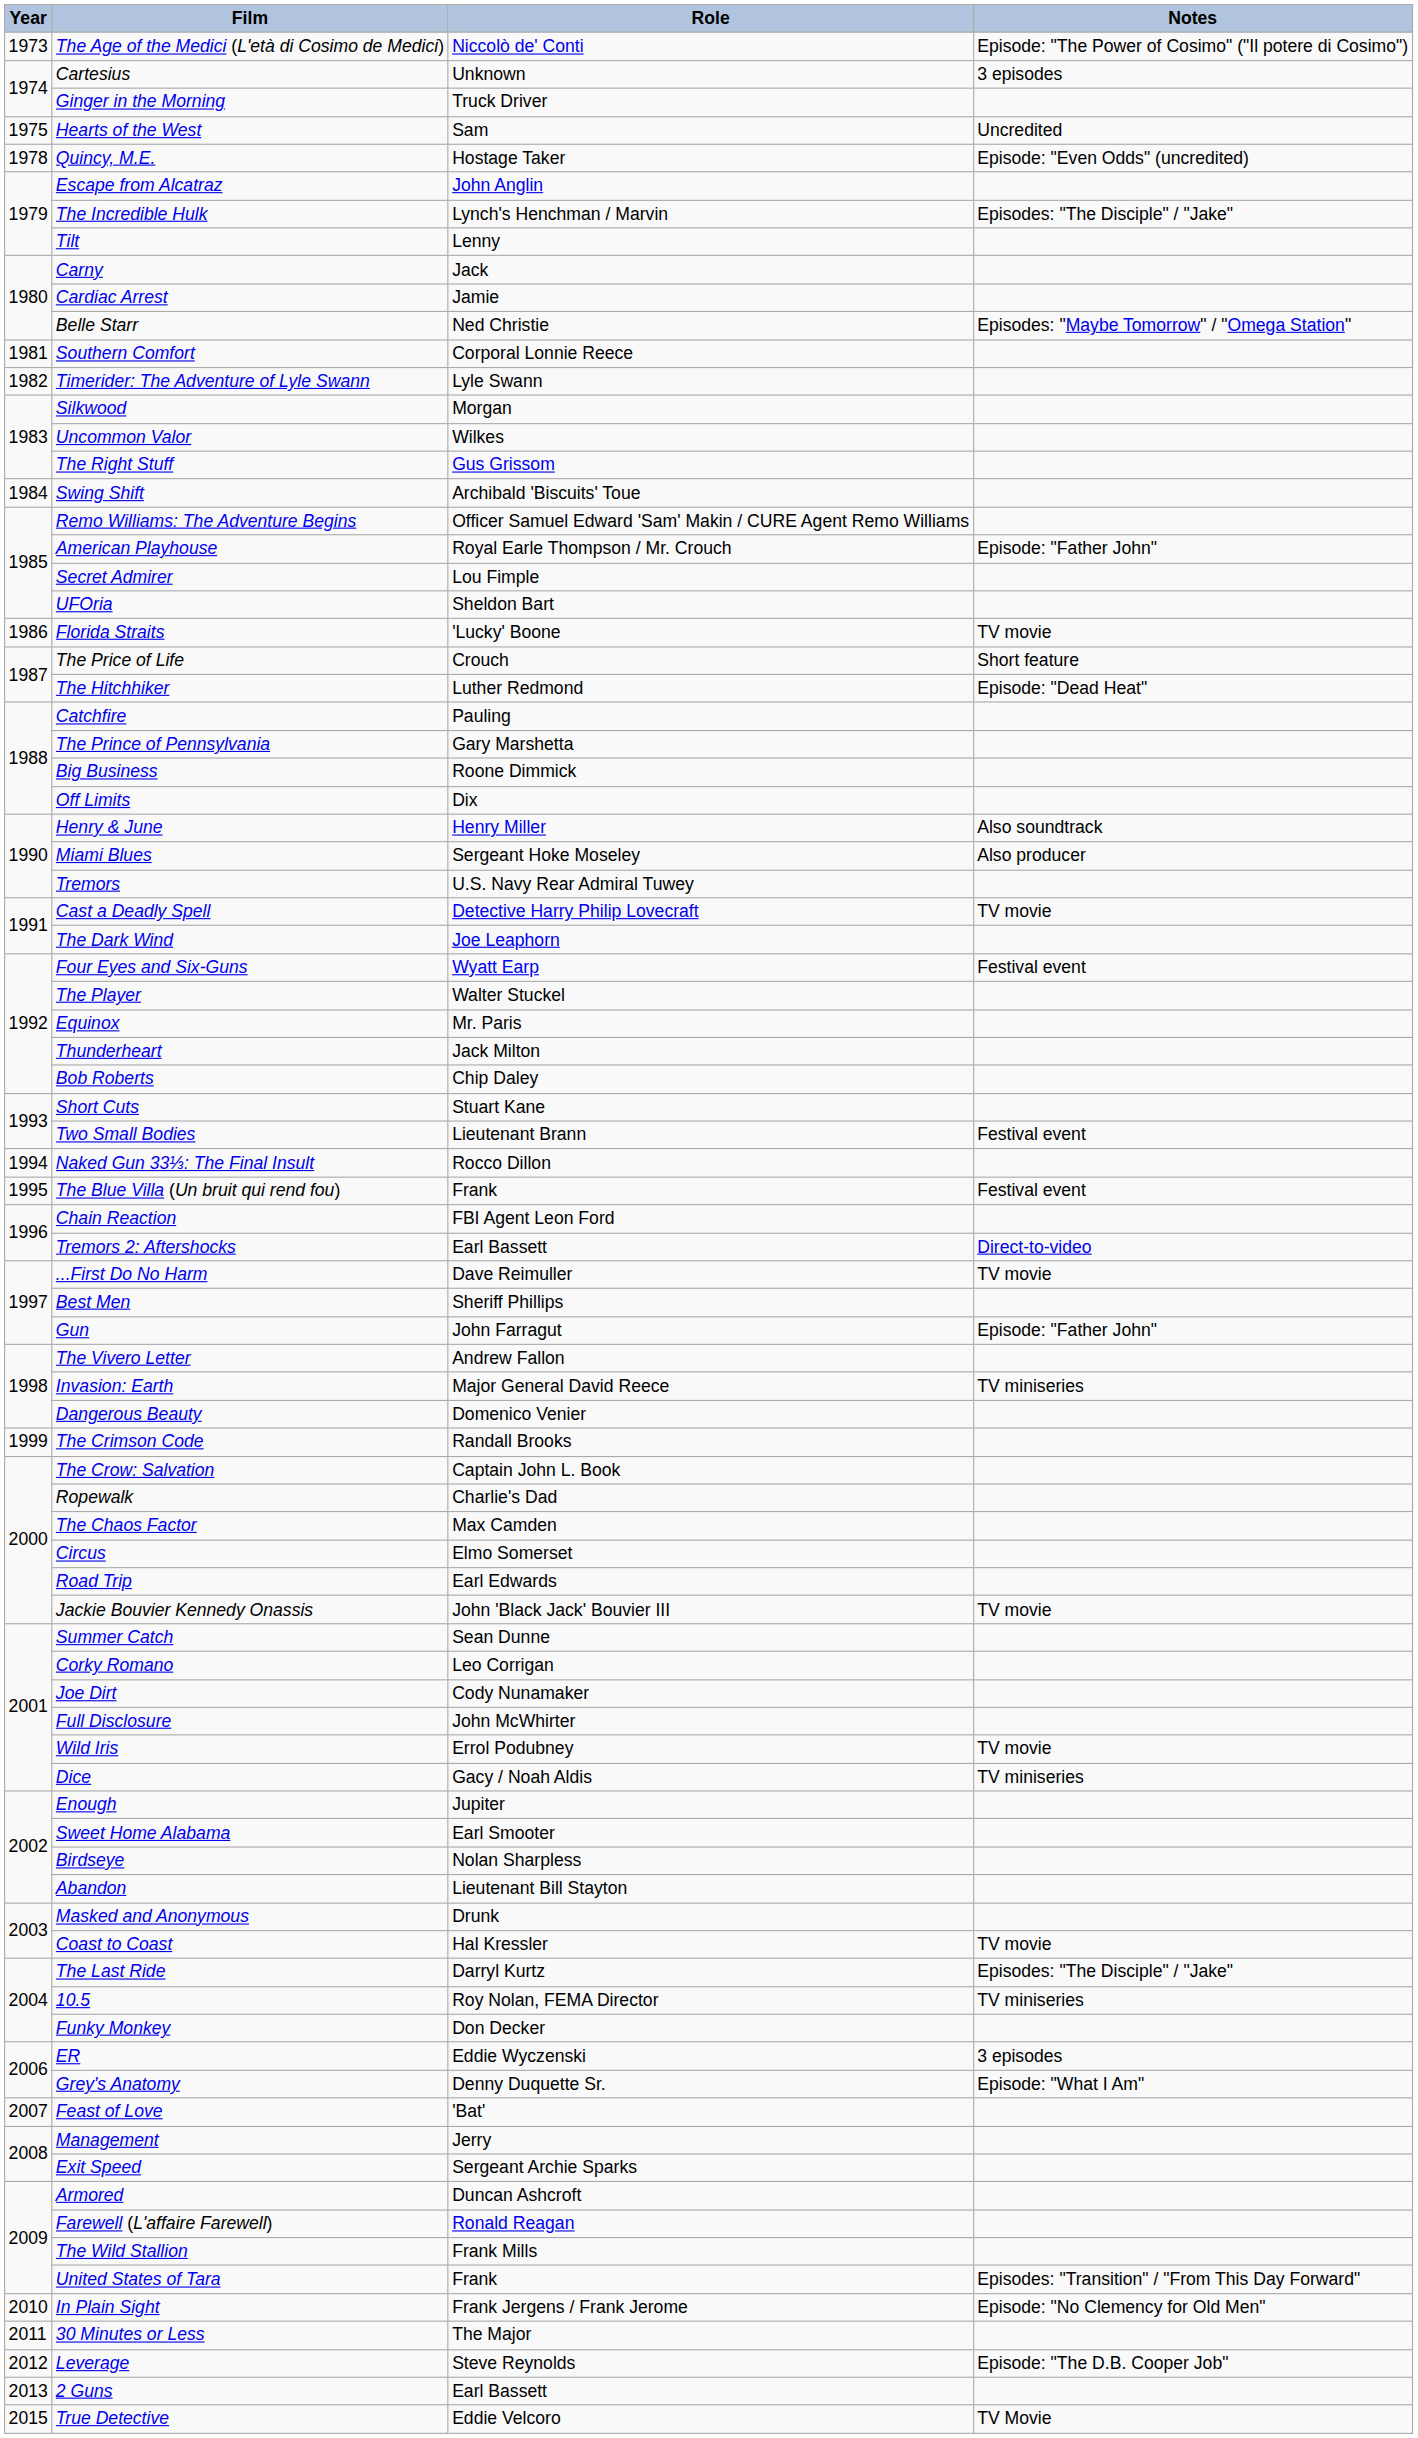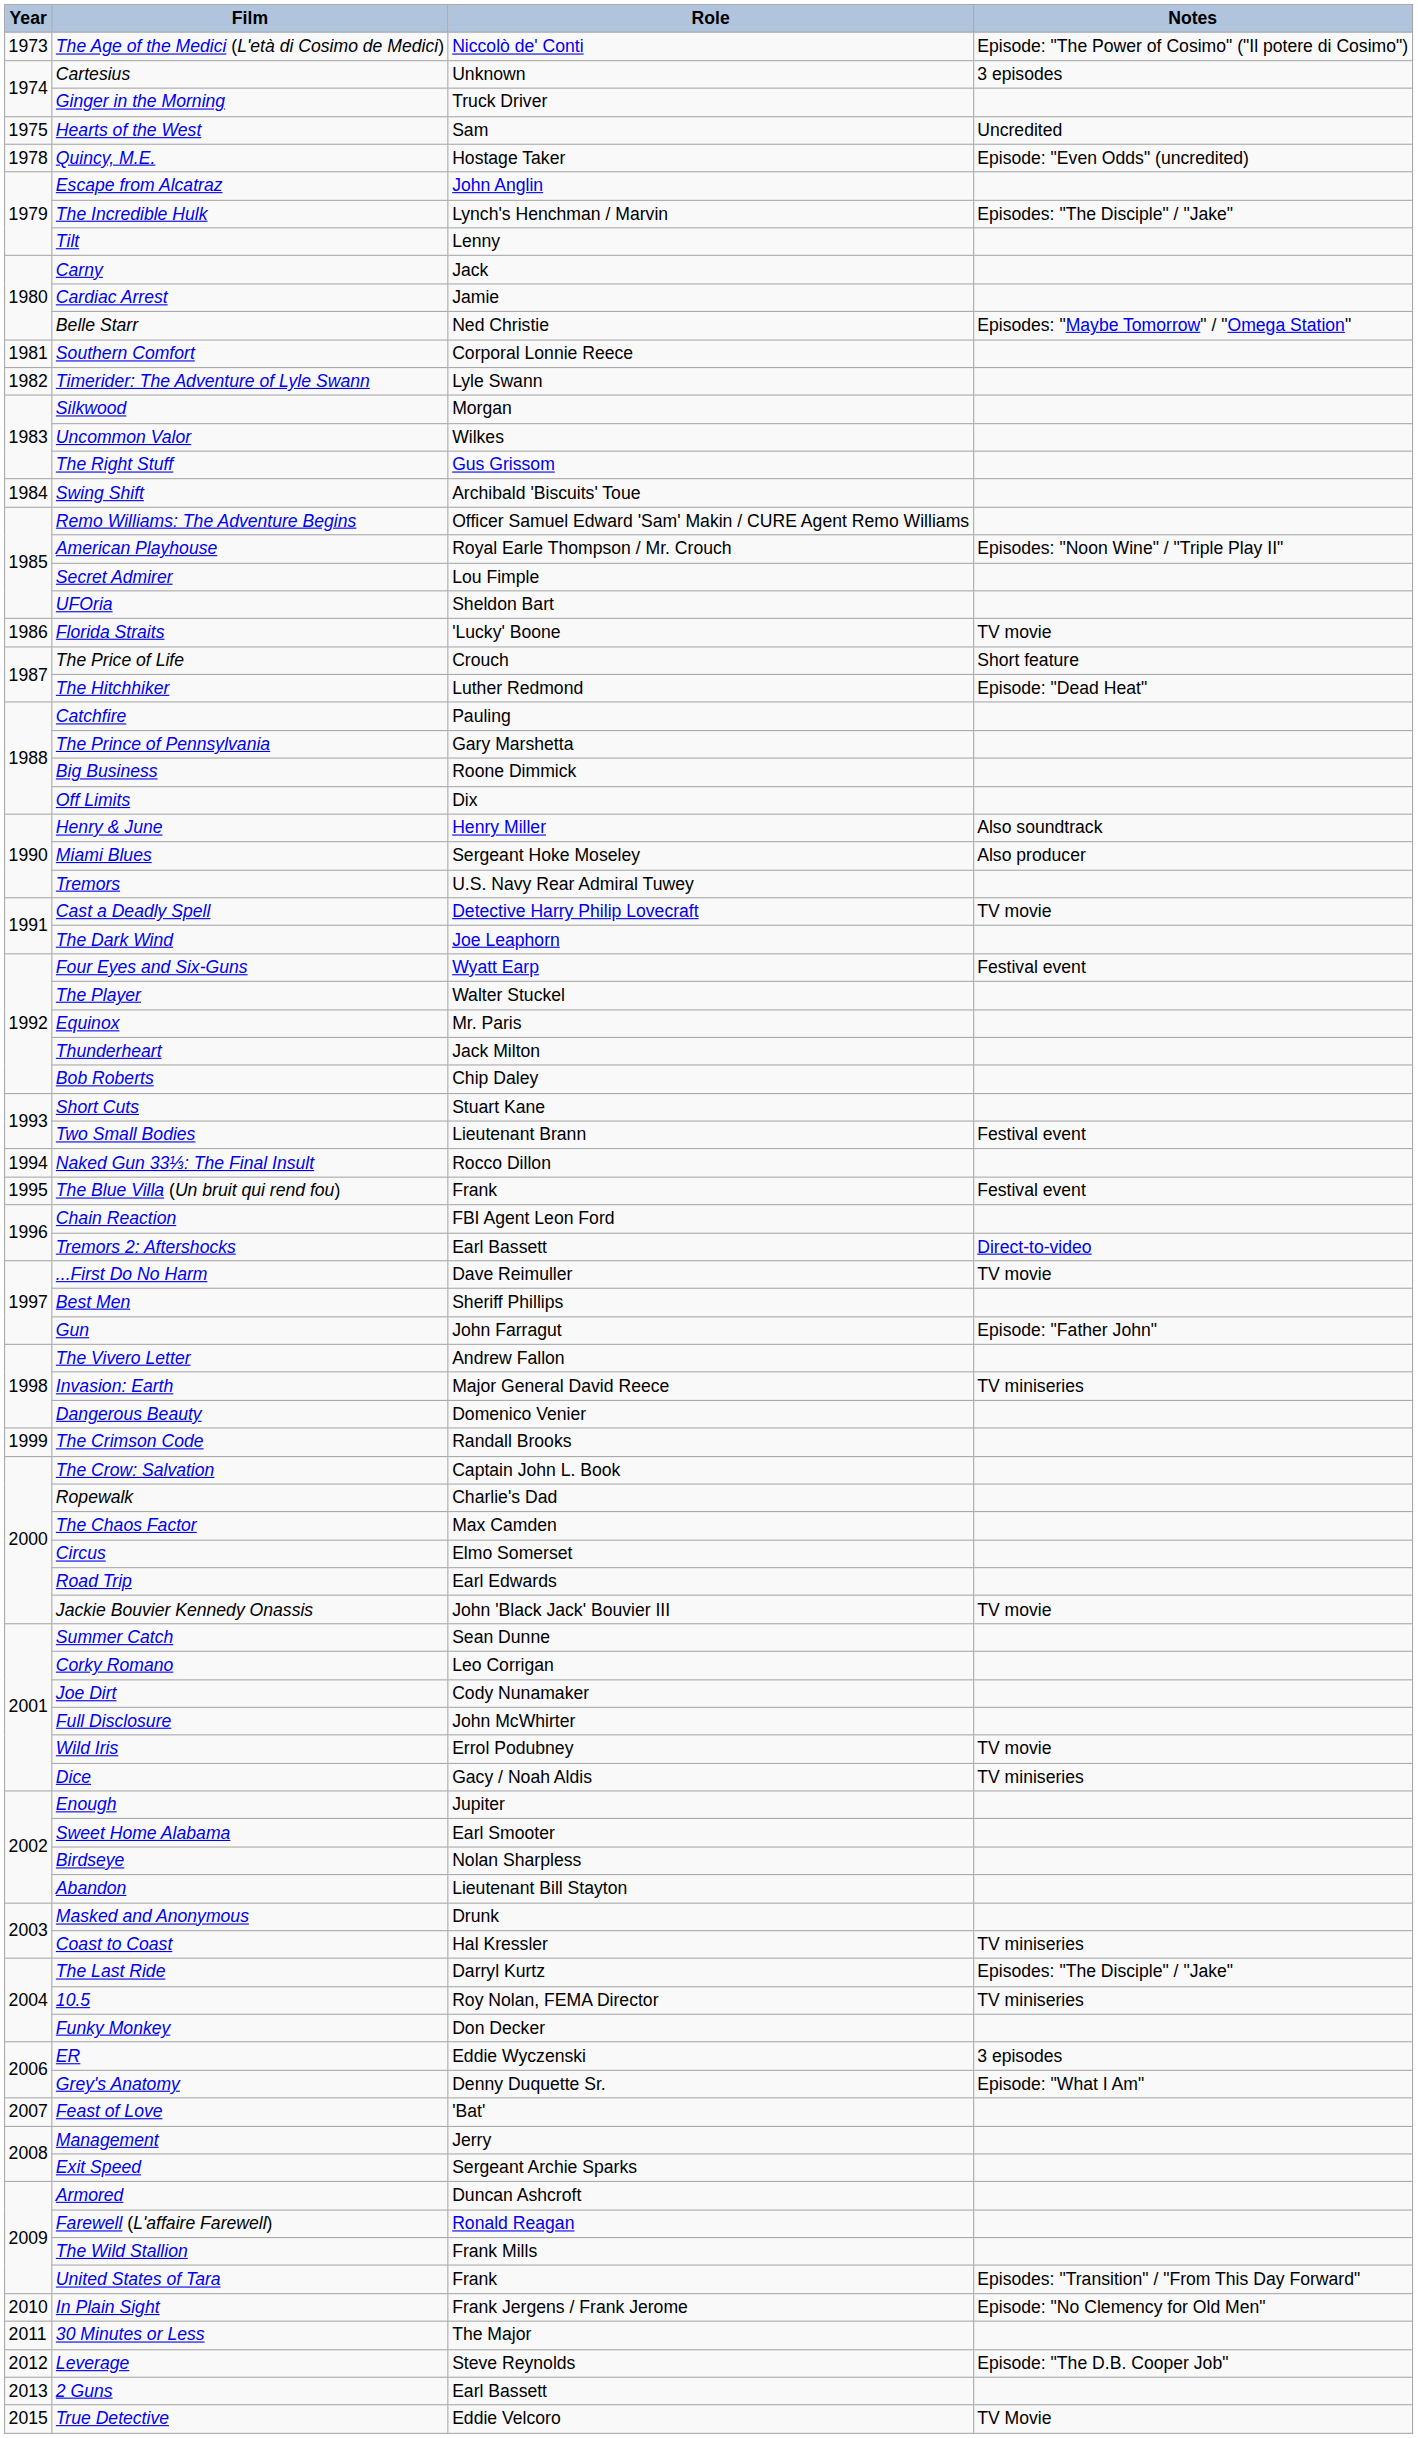(1067, 548) Episode: "Father John" -> (1130, 548) Episodes: "Noon Wine" / "Triple Play II"
(1014, 1944) TV movie -> (1031, 1944) TV miniseries
